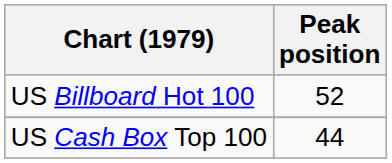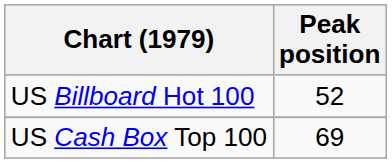(330, 137) 44 -> (330, 137) 69
